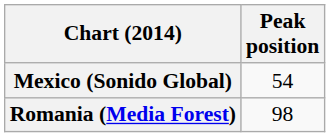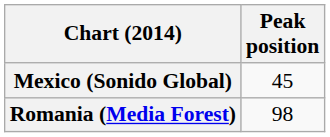(283, 80) 54 -> (283, 80) 45
